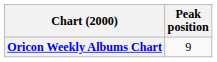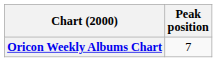(188, 47) 9 -> (188, 47) 7
